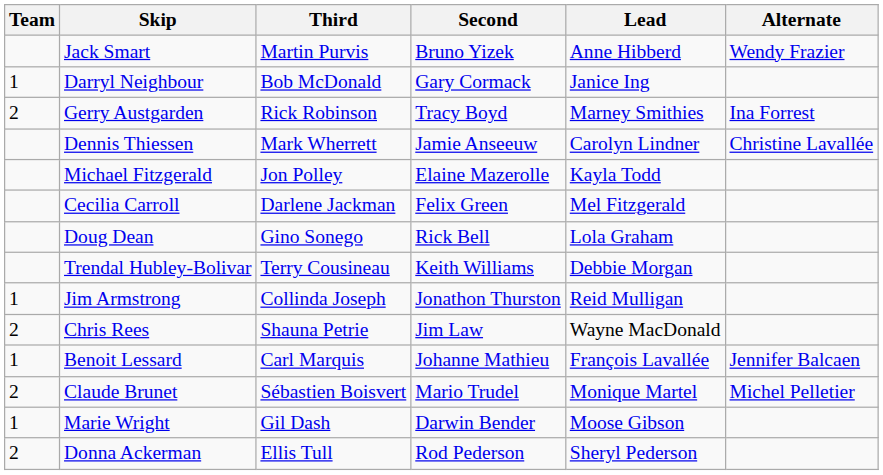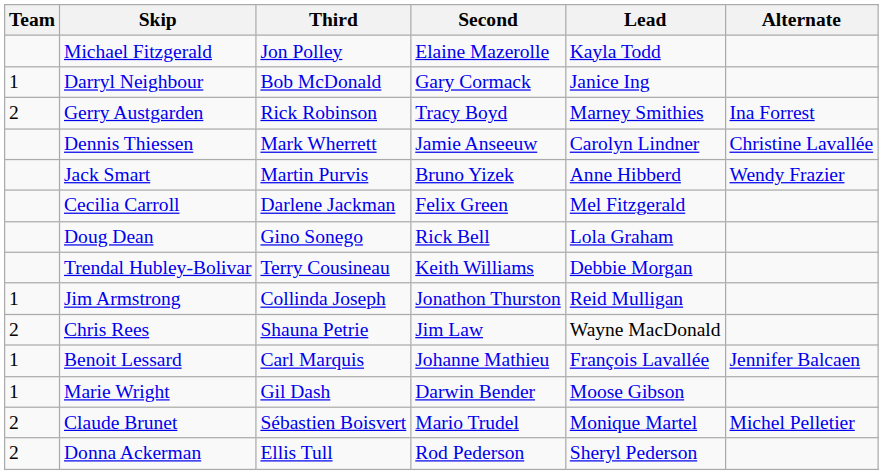rows swapped: (107, 50) <-> (138, 174)
rows swapped: (121, 391) <-> (117, 422)
